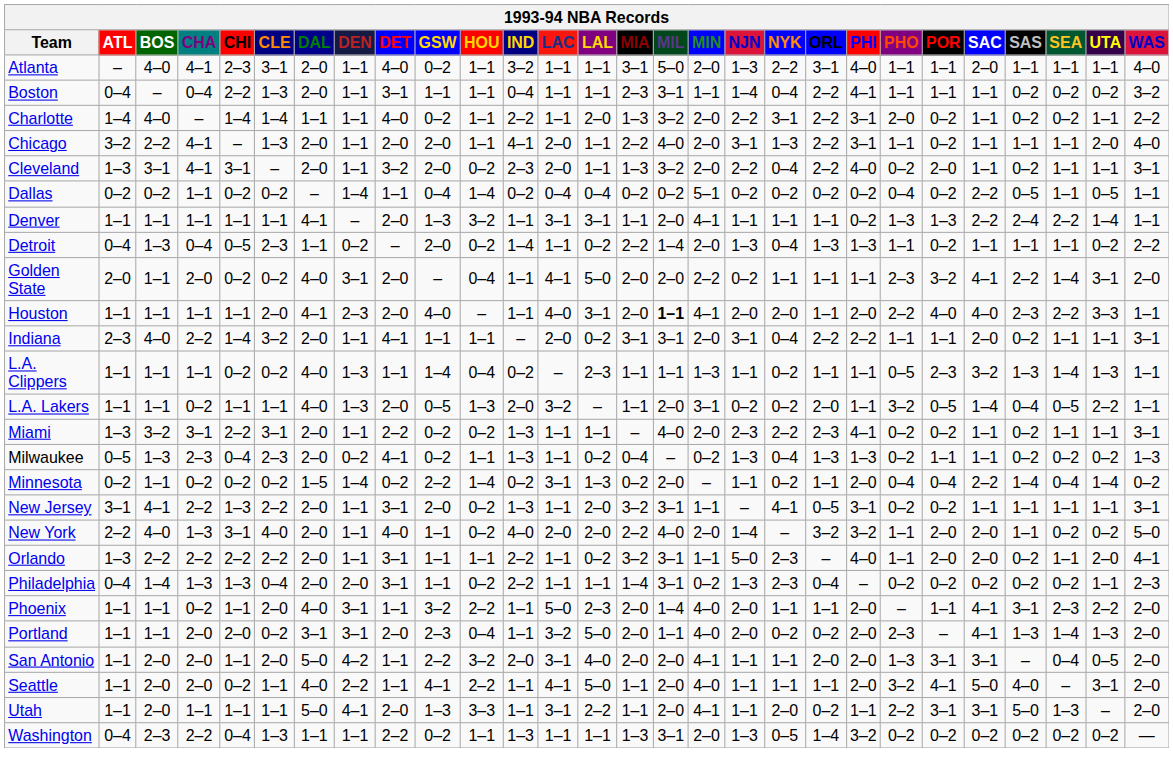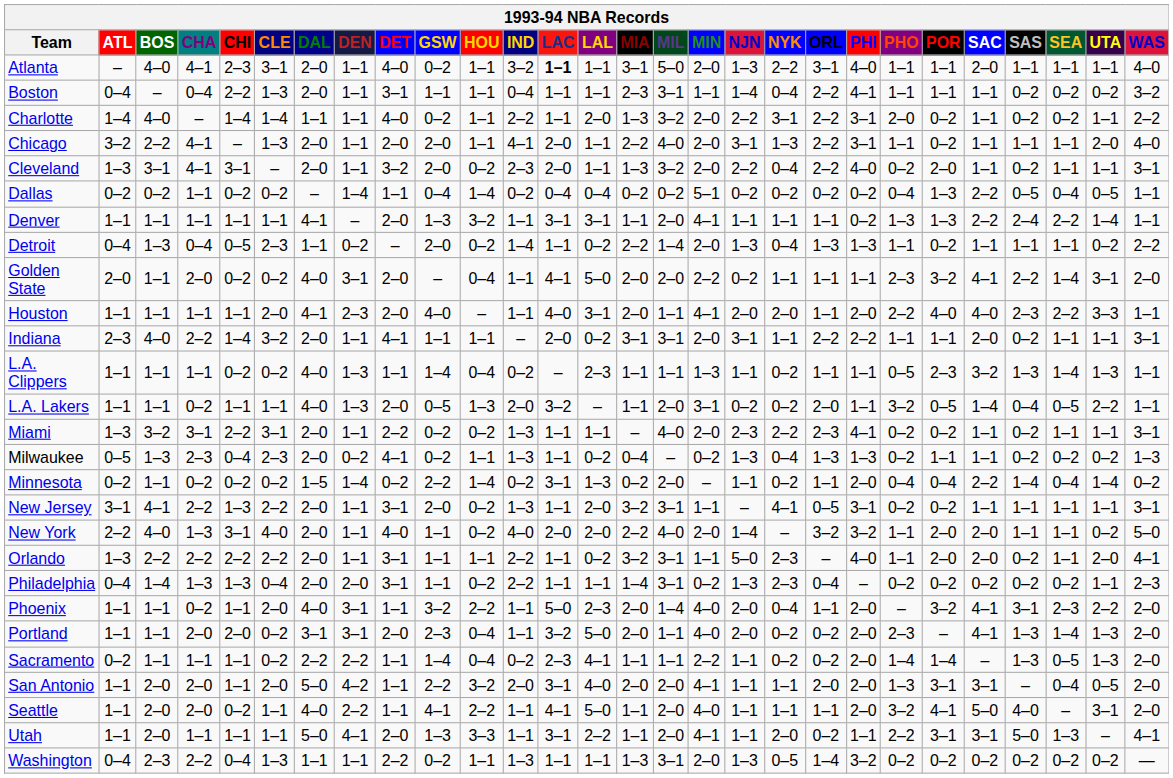(558, 68) normal -> (558, 68) bold
(943, 194) 0–2 -> (943, 194) 1–3
(1066, 194) 1–1 -> (1066, 194) 0–4
(671, 313) bold -> (671, 313) normal
(785, 338) 0–4 -> (785, 338) 1–1
(1066, 533) 0–2 -> (1066, 533) 1–1
(785, 609) 1–1 -> (785, 609) 0–4
(943, 609) 1–1 -> (943, 609) 3–2
+ row: (51, 659)
(1147, 710) 2–0 -> (1147, 735) 4–1
